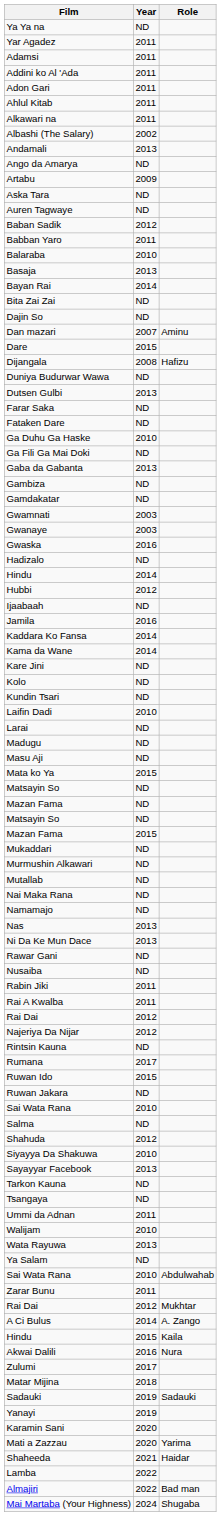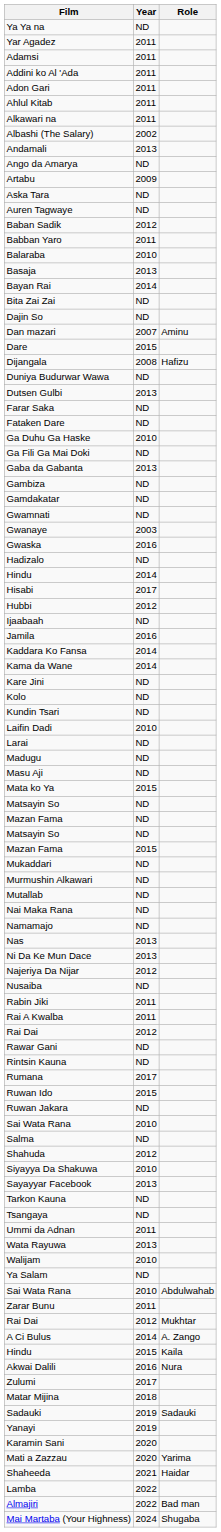(146, 514) 2003 -> (142, 514) ND
+ row: (20, 590)
rows swapped: (43, 1032) <-> (32, 956)
rows swapped: (23, 1230) <-> (36, 1245)
